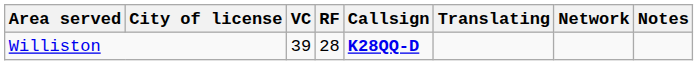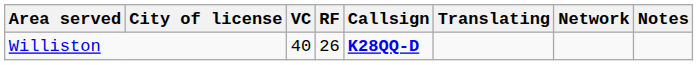(301, 46) 39 -> (301, 46) 40
(329, 46) 28 -> (329, 46) 26
